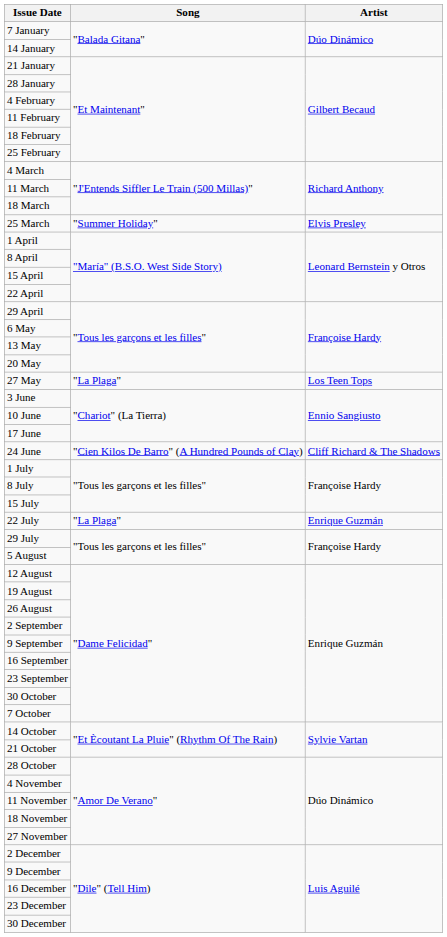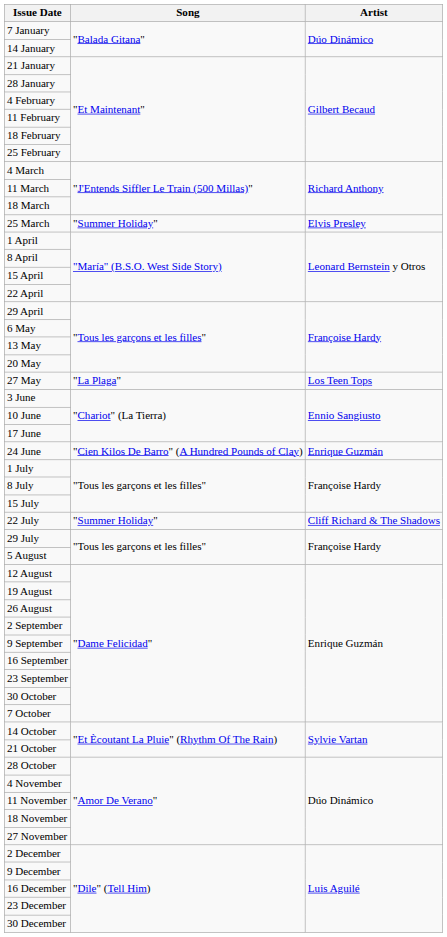(374, 450) Cliff Richard & The Shadows -> (345, 450) Enrique Guzmán
(97, 521) "La Plaga" -> (115, 521) "Summer Holiday"
(345, 521) Enrique Guzmán -> (374, 521) Cliff Richard & The Shadows
